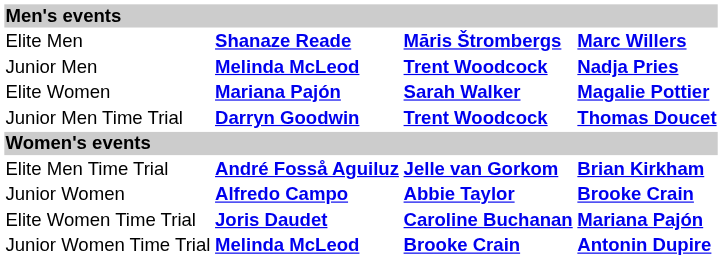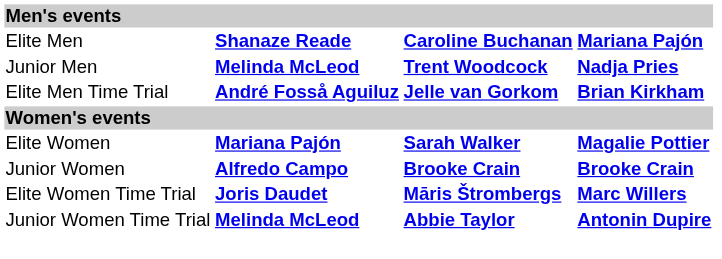(482, 41) Māris Štrombergs -> (488, 41) Caroline Buchanan
(632, 41) Marc Willers -> (640, 41) Mariana Pajón
rows swapped: (87, 168) <-> (58, 92)
- row: (94, 117)
(459, 194) Abbie Taylor -> (462, 168) Brooke Crain
(488, 220) Caroline Buchanan -> (482, 194) Māris Štrombergs
(640, 220) Mariana Pajón -> (632, 194) Marc Willers
(462, 245) Brooke Crain -> (459, 220) Abbie Taylor
